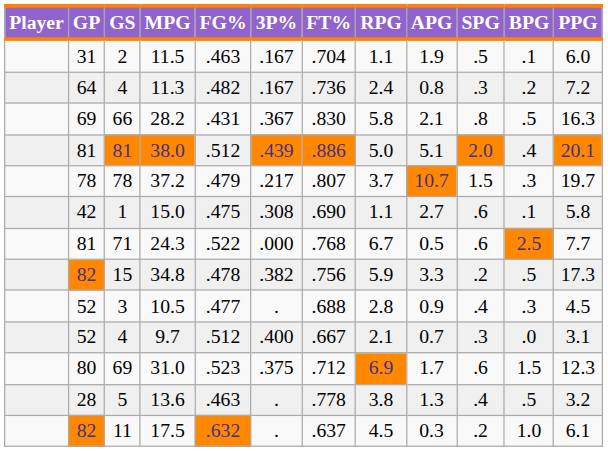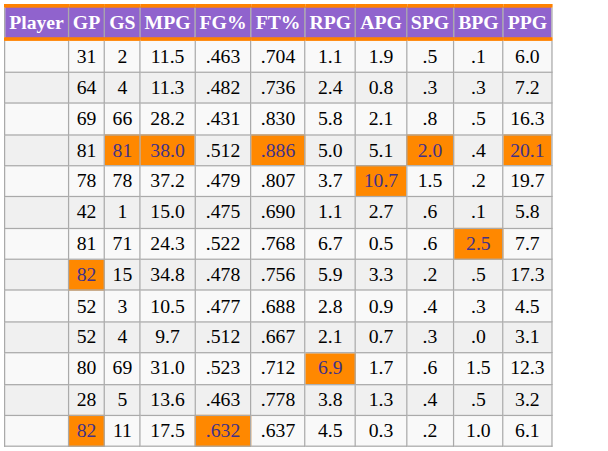- column: (276, 22)
(529, 87) .2 -> (478, 87) .3
(529, 181) .3 -> (478, 181) .2
